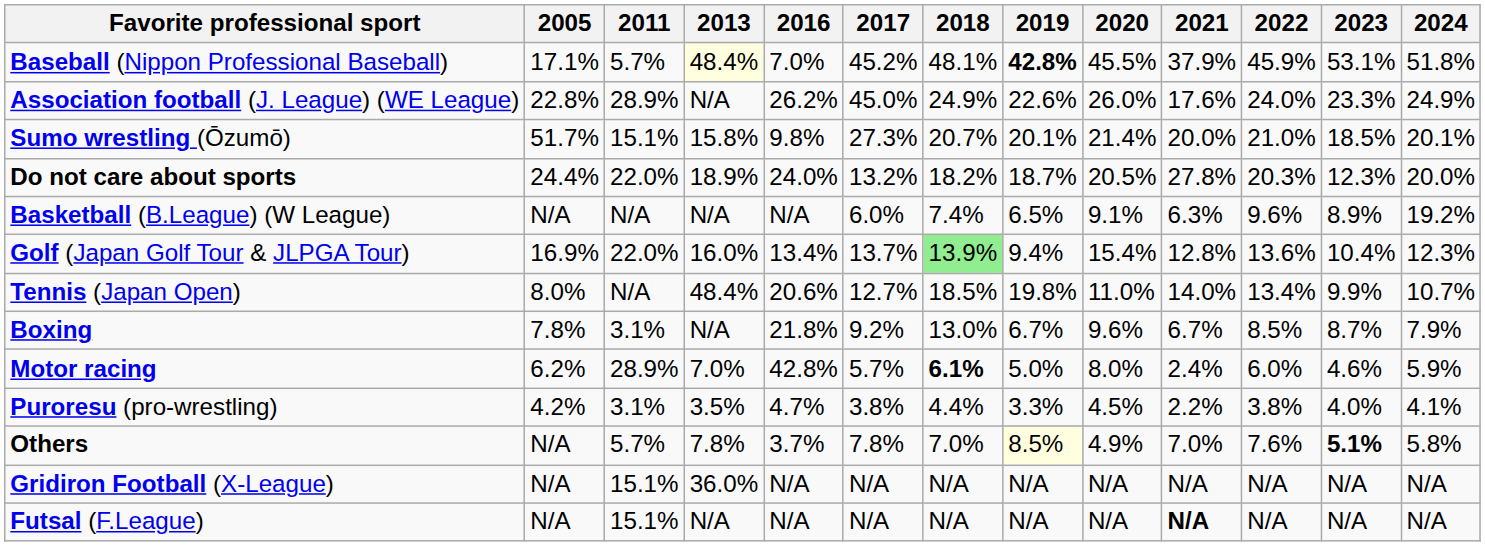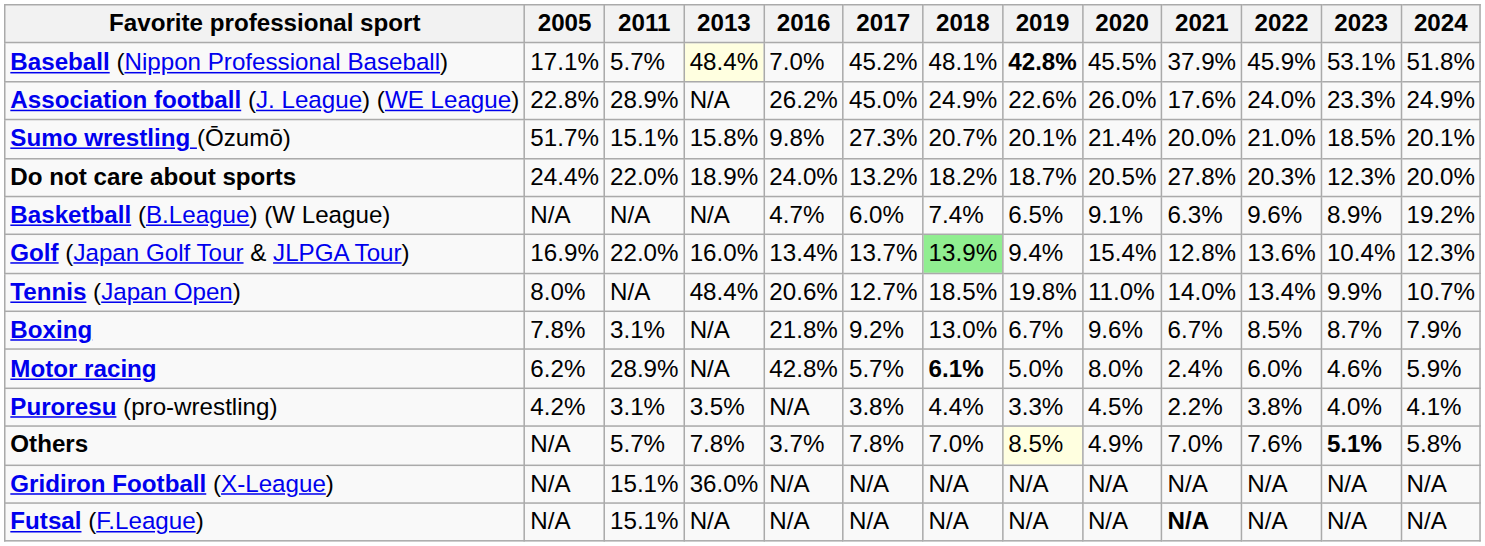(789, 215) N/A -> (797, 215) 4.7%
(717, 368) 7.0% -> (710, 368) N/A
(797, 406) 4.7% -> (789, 406) N/A
